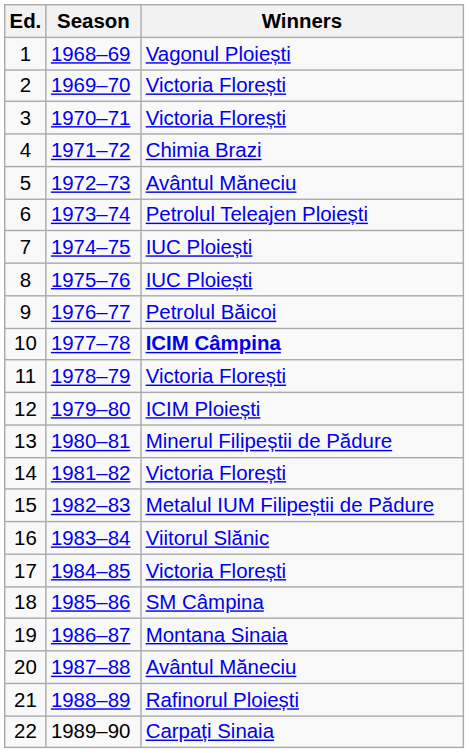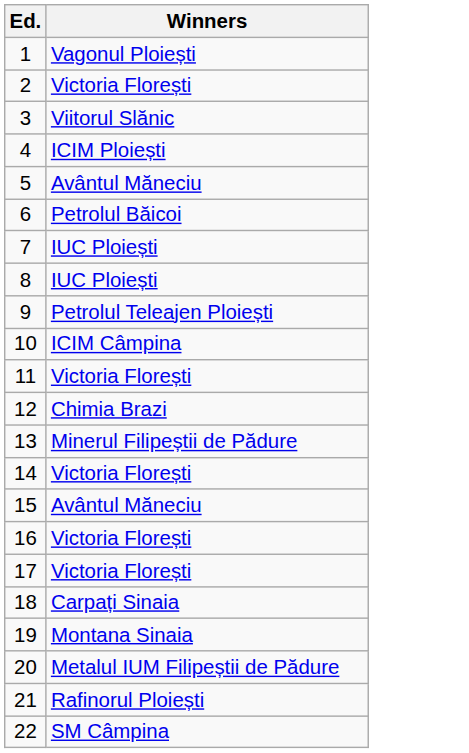- column: (93, 21)
(216, 118) Victoria Florești -> (113, 118) Viitorul Slănic
(204, 150) Chimia Brazi -> (108, 150) ICIM Ploiești
(257, 215) Petrolul Teleajen Ploiești -> (116, 215) Petrolul Băicoi
(211, 312) Petrolul Băicoi -> (162, 312) Petrolul Teleajen Ploiești
(213, 344) bold -> (116, 344) normal
(203, 409) ICIM Ploiești -> (109, 409) Chimia Brazi
(290, 506) Metalul IUM Filipeștii de Pădure -> (126, 506) Avântul Măneciu
(207, 538) Viitorul Slănic -> (121, 538) Victoria Florești
(205, 603) SM Câmpina -> (115, 603) Carpați Sinaia
(221, 667) Avântul Măneciu -> (195, 667) Metalul IUM Filipeștii de Pădure
(210, 732) Carpați Sinaia -> (110, 732) SM Câmpina
